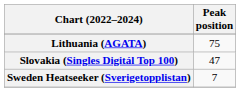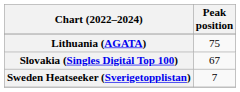(214, 60) 47 -> (214, 60) 67
